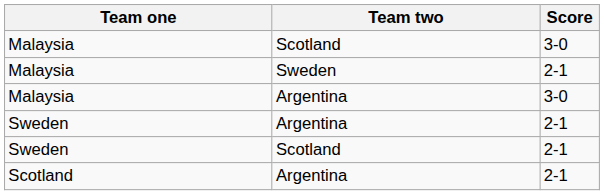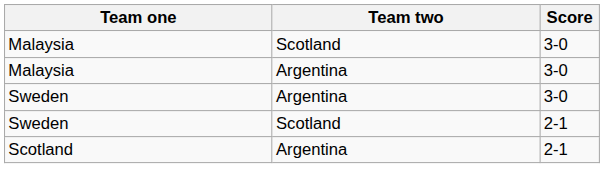- row: (41, 70)
(556, 123) 2-1 -> (556, 96) 3-0
